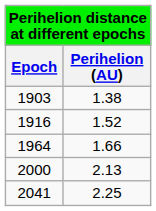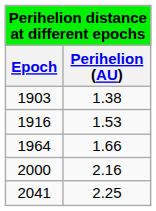(107, 122) 1.52 -> (107, 122) 1.53
(107, 169) 2.13 -> (107, 169) 2.16
